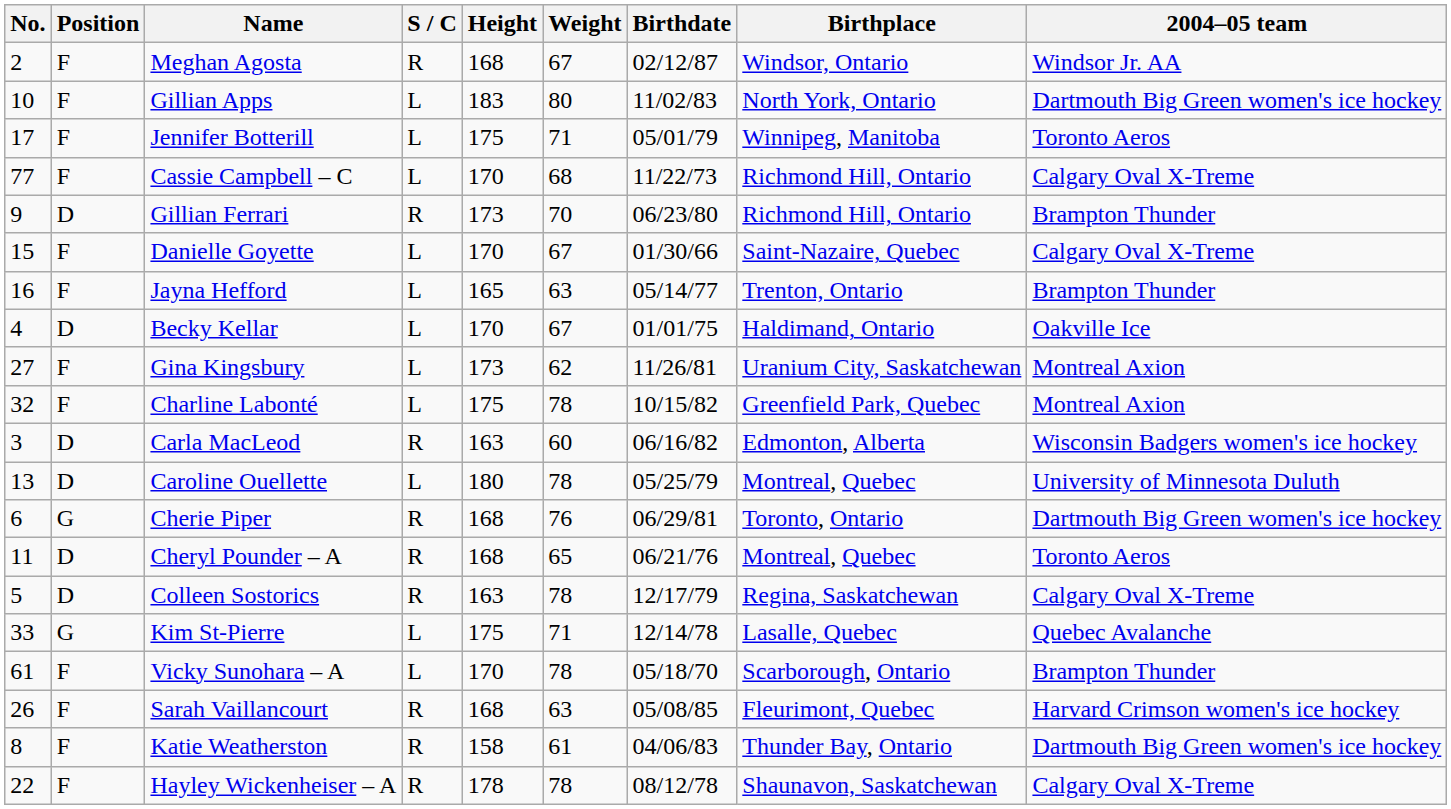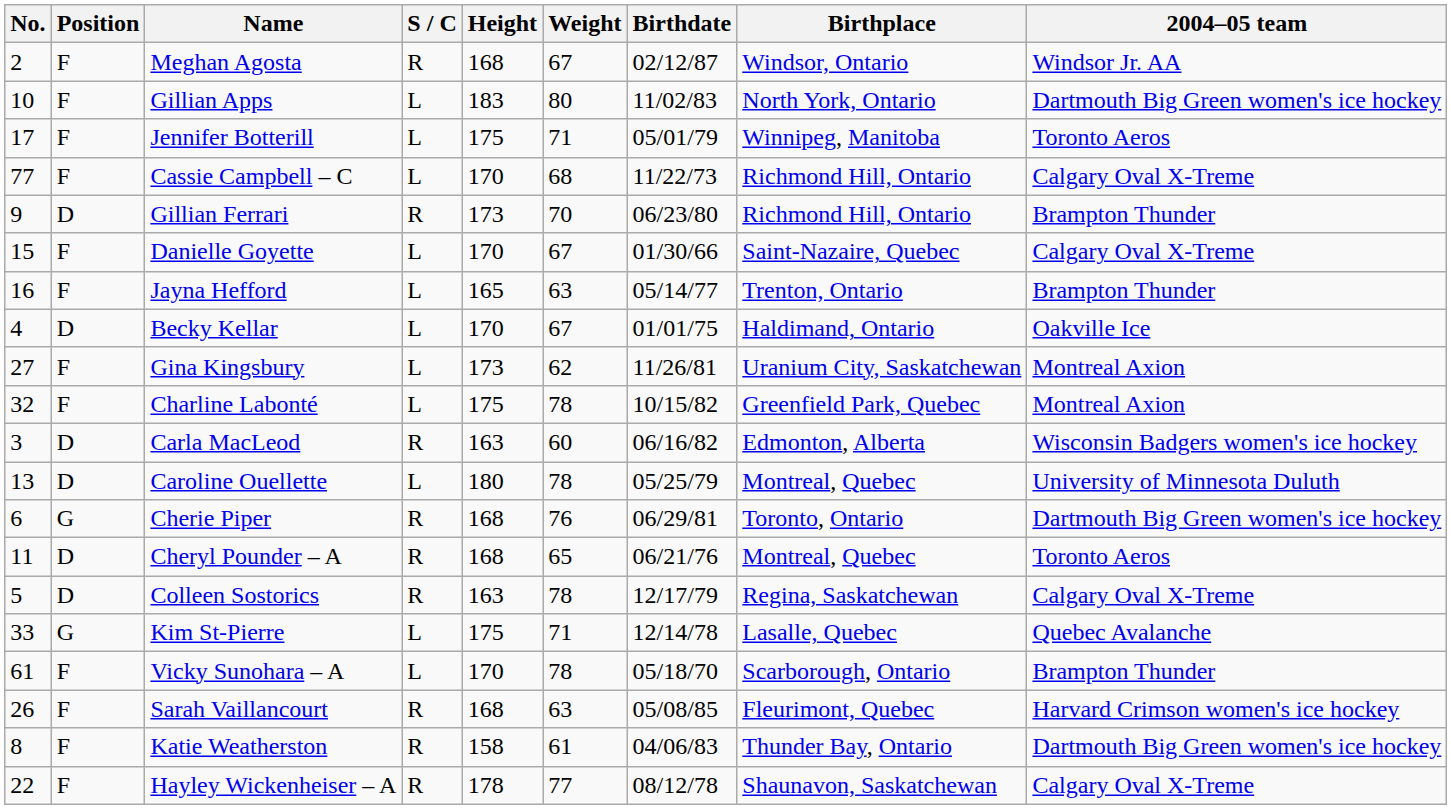(560, 784) 78 -> (560, 784) 77
